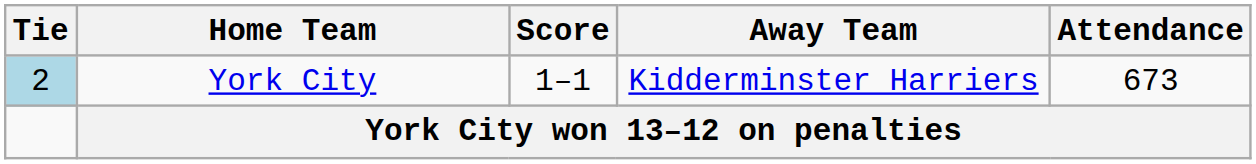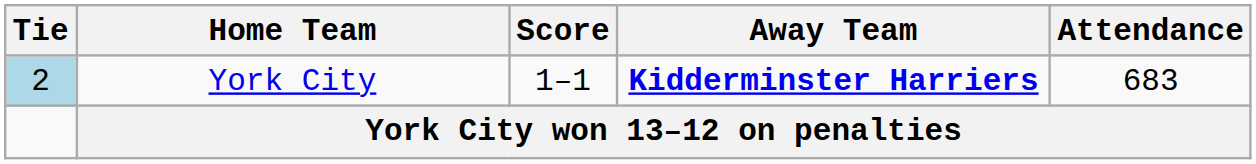(833, 81) normal -> (833, 81) bold
(1151, 81) 673 -> (1151, 81) 683
